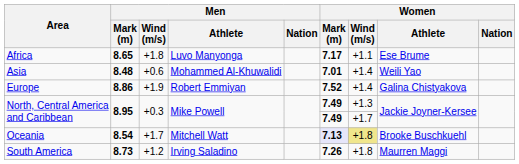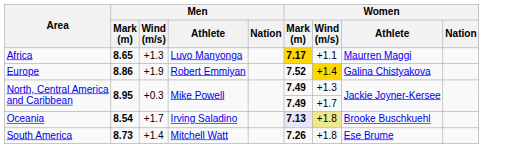(154, 55) +1.8 -> (154, 55) +1.3
(332, 55) no background -> (296, 55) gold background
(404, 55) Ese Brume -> (378, 55) Maurren Maggi
- row: (16, 71)
(363, 87) no background -> (327, 71) gold background
(199, 135) Mitchell Watt -> (204, 119) Irving Saladino
(154, 151) +1.2 -> (154, 135) +1.4
(204, 151) Irving Saladino -> (199, 135) Mitchell Watt
(413, 151) Maurren Maggi -> (369, 135) Ese Brume
